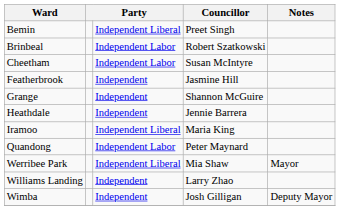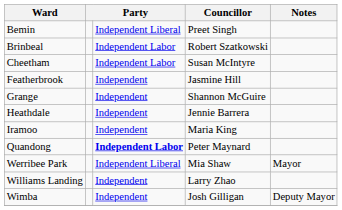(138, 130) Independent Liberal -> (121, 130) Independent
(135, 146) normal -> (139, 146) bold
